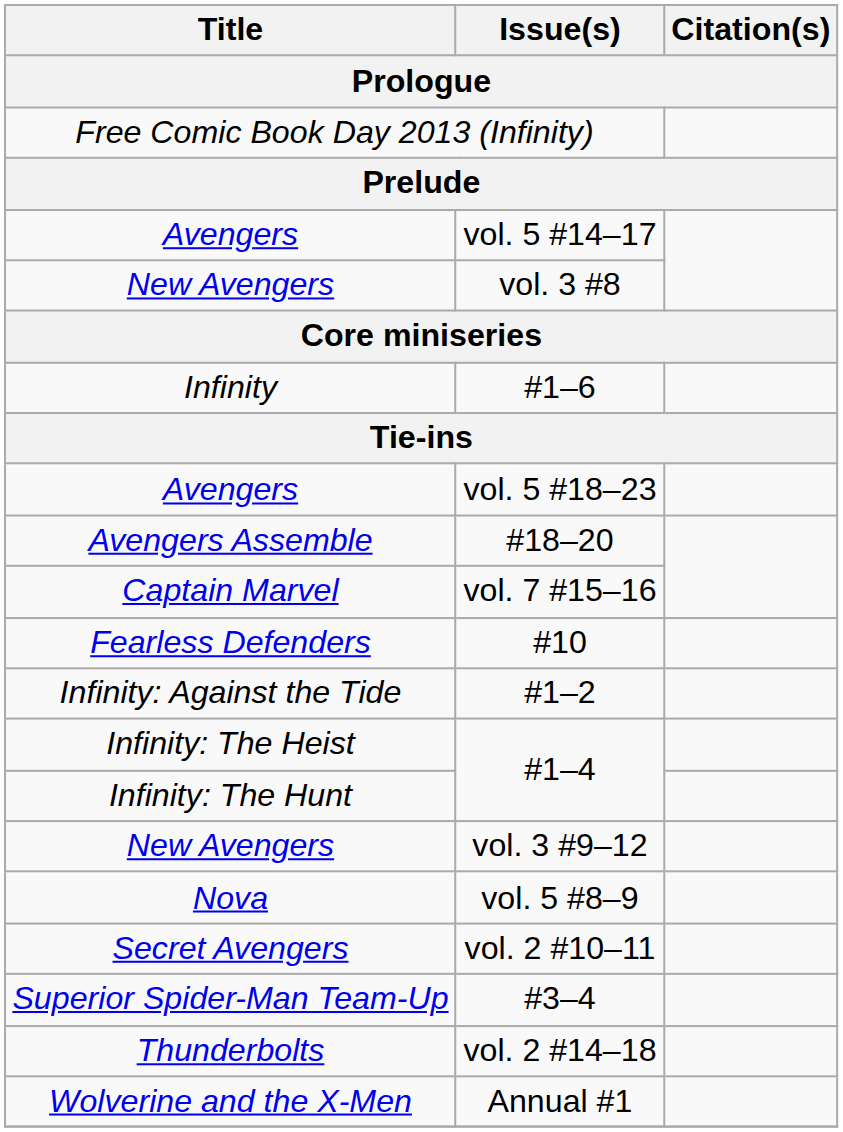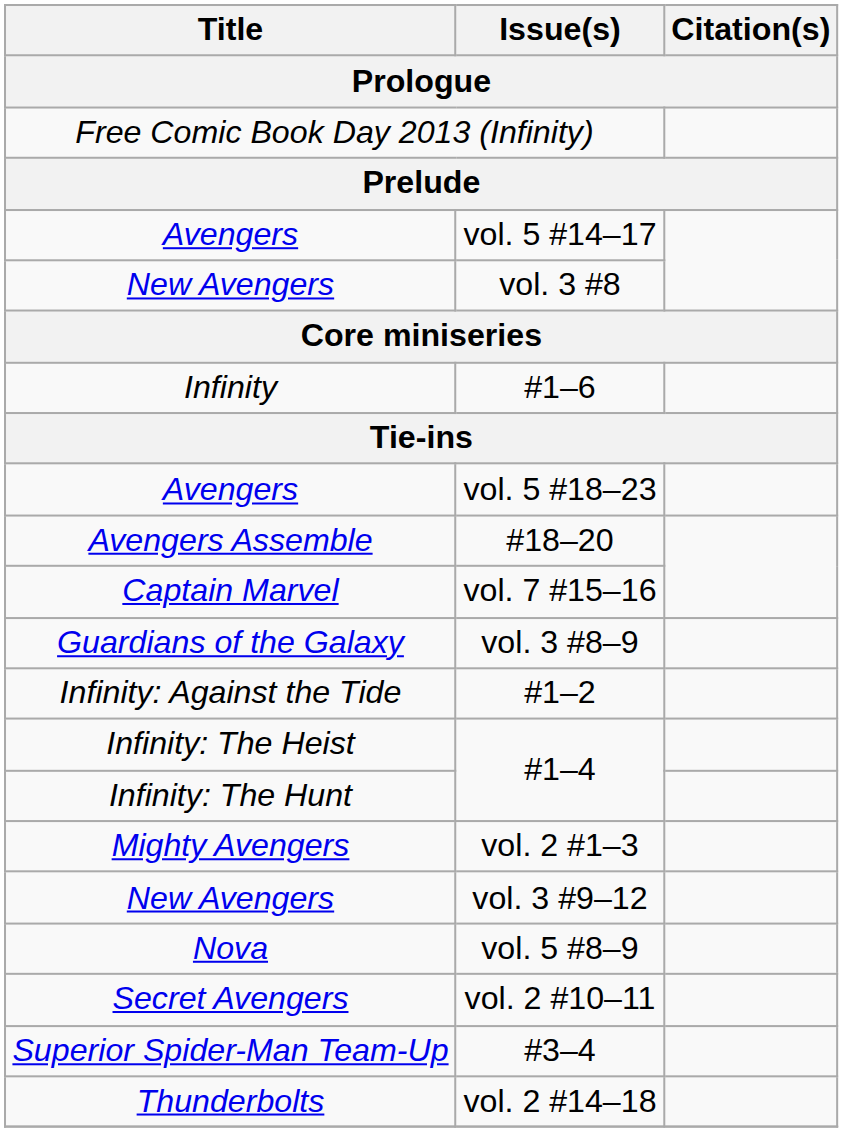- row: (231, 642)
+ row: (230, 642)
+ row: (231, 846)
- row: (231, 1101)
